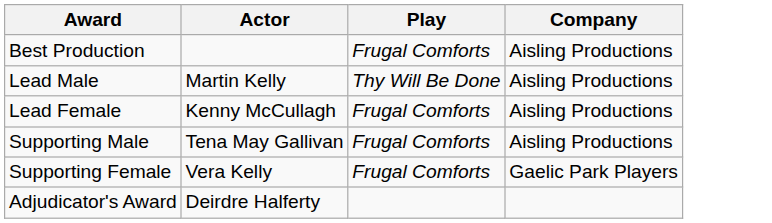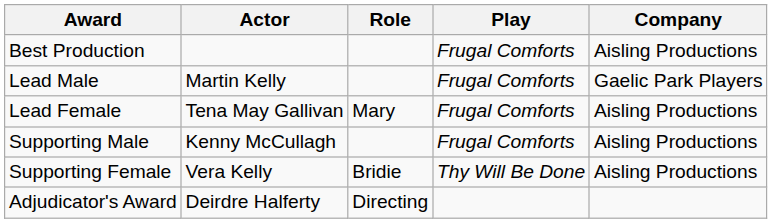+ column: (390, 19)
(426, 80) Thy Will Be Done -> (506, 80) Frugal Comforts
(591, 80) Aisling Productions -> (678, 80) Gaelic Park Players
(261, 111) Kenny McCullagh -> (265, 111) Tena May Gallivan
(265, 141) Tena May Gallivan -> (261, 141) Kenny McCullagh
(421, 171) Frugal Comforts -> (511, 171) Thy Will Be Done
(594, 171) Gaelic Park Players -> (676, 171) Aisling Productions
